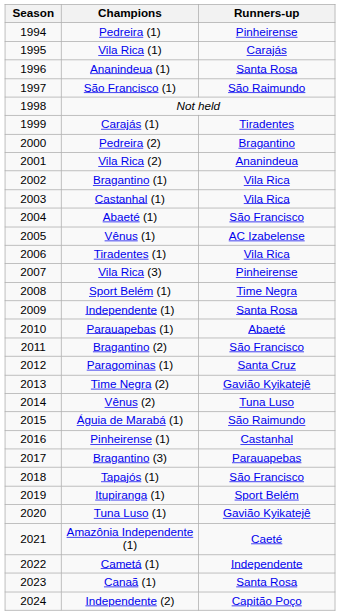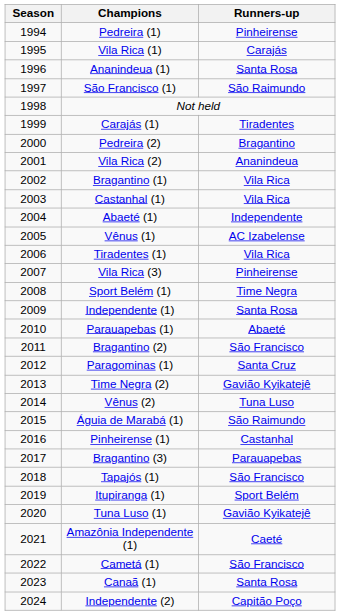(267, 217) São Francisco -> (267, 217) Independente
(267, 564) Independente -> (267, 564) São Francisco
